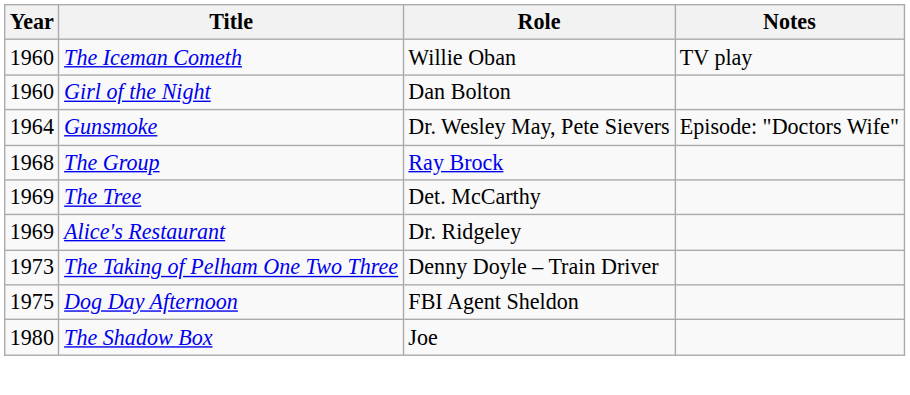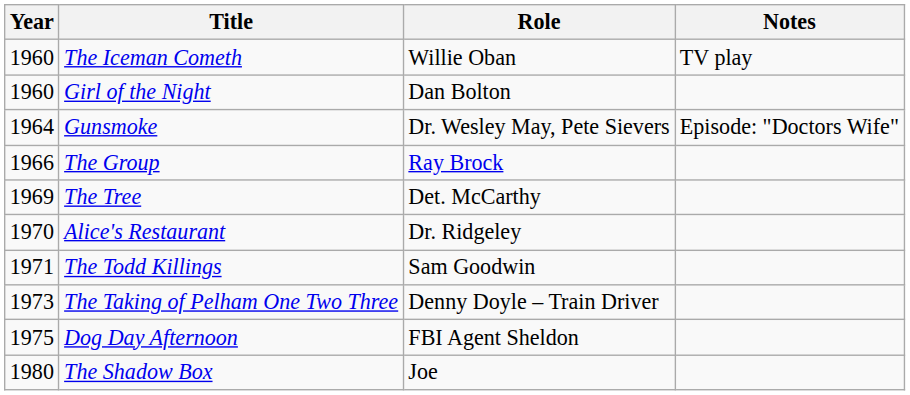(32, 162) 1968 -> (32, 162) 1966
(32, 232) 1969 -> (32, 232) 1970
+ row: (143, 267)
